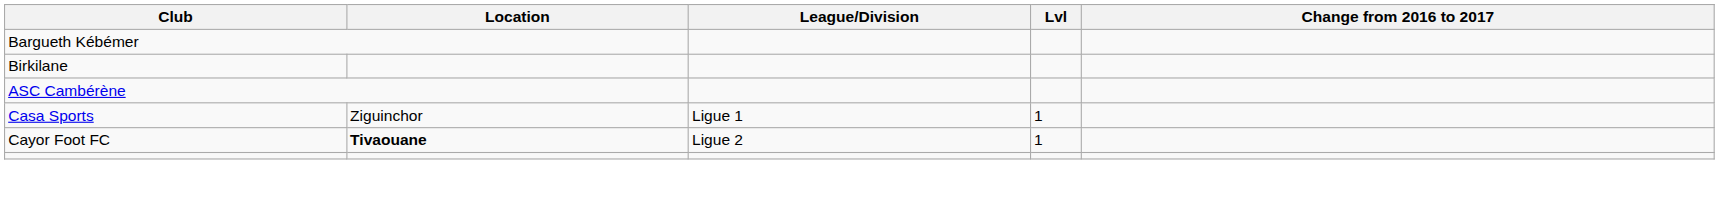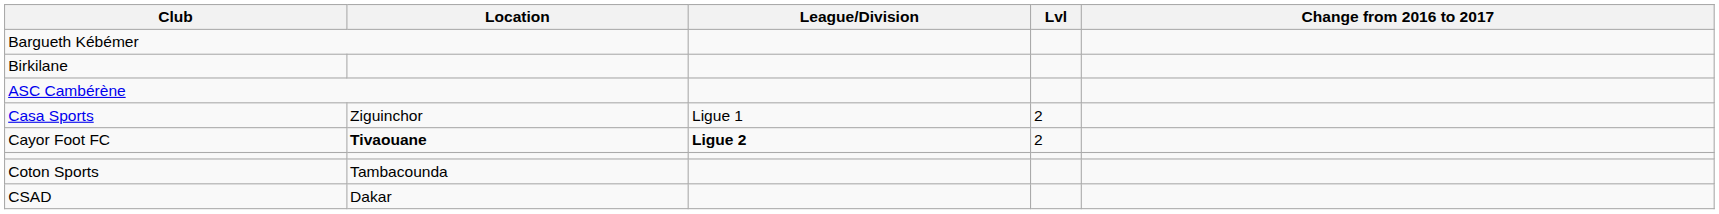(1038, 115) 1 -> (1038, 115) 2
(718, 140) normal -> (719, 140) bold
(1038, 140) 1 -> (1038, 140) 2
+ row: (54, 172)
+ row: (30, 196)
